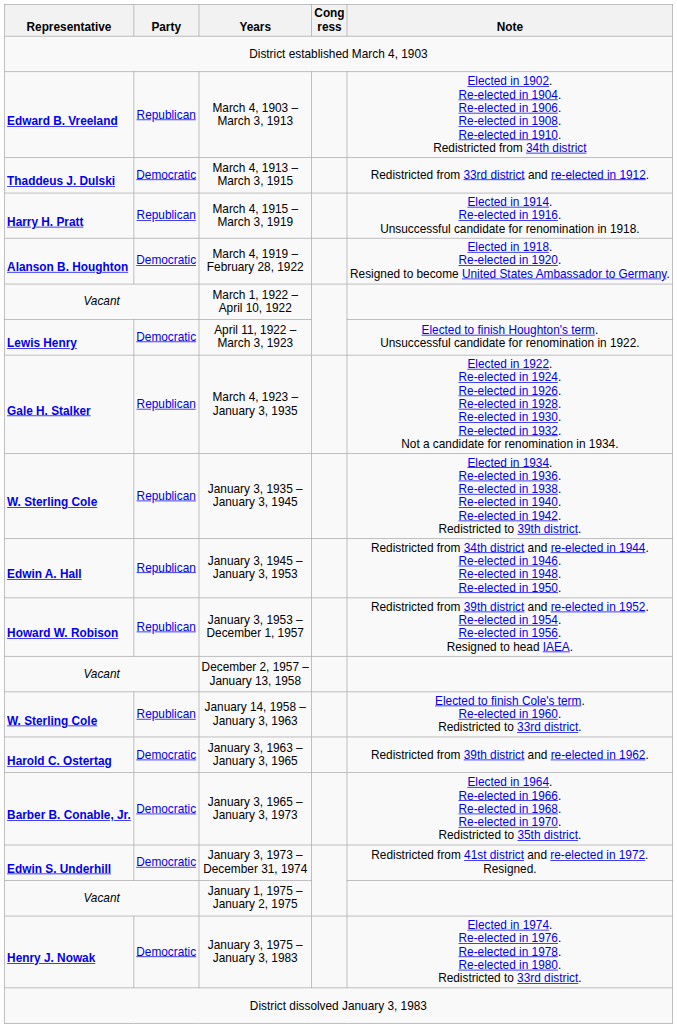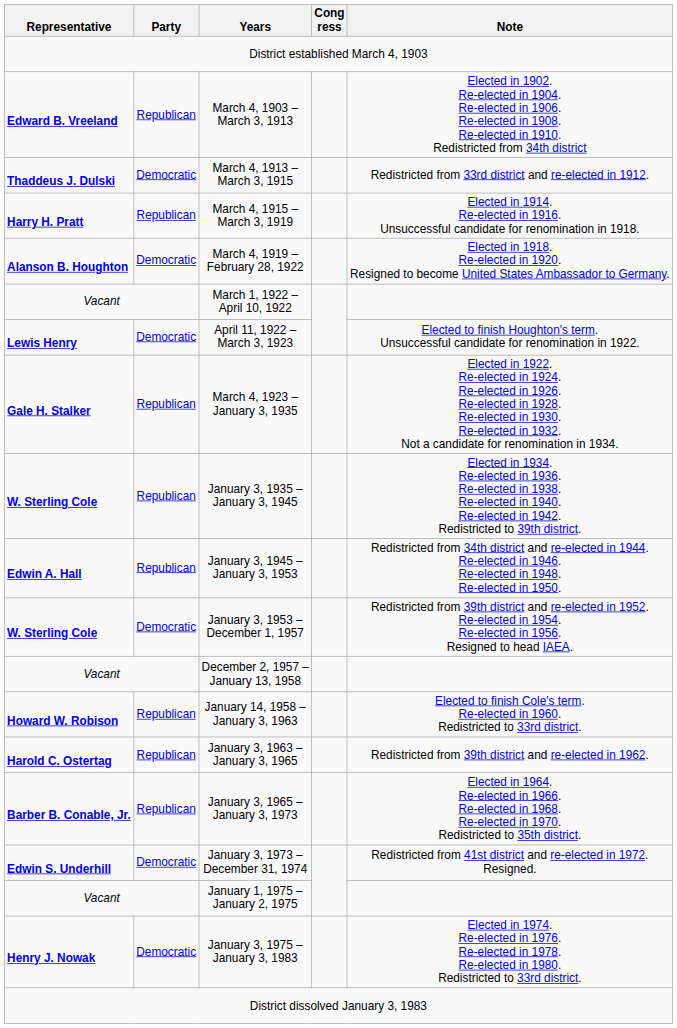(63, 633) Howard W. Robison -> (52, 633) W. Sterling Cole
(166, 627) Republican -> (166, 627) Democratic
(52, 721) W. Sterling Cole -> (63, 721) Howard W. Robison
(166, 755) Democratic -> (166, 755) Republican
(166, 808) Democratic -> (166, 808) Republican
